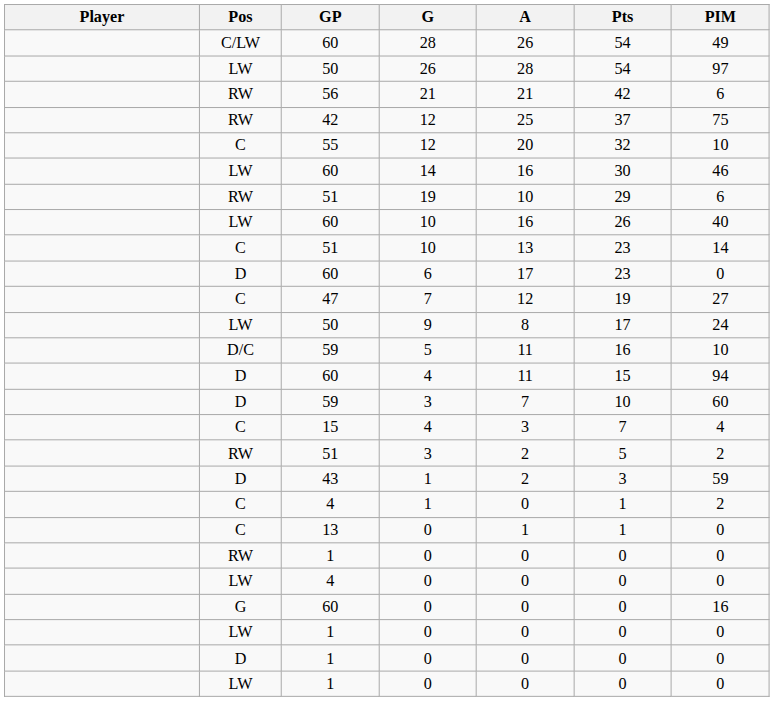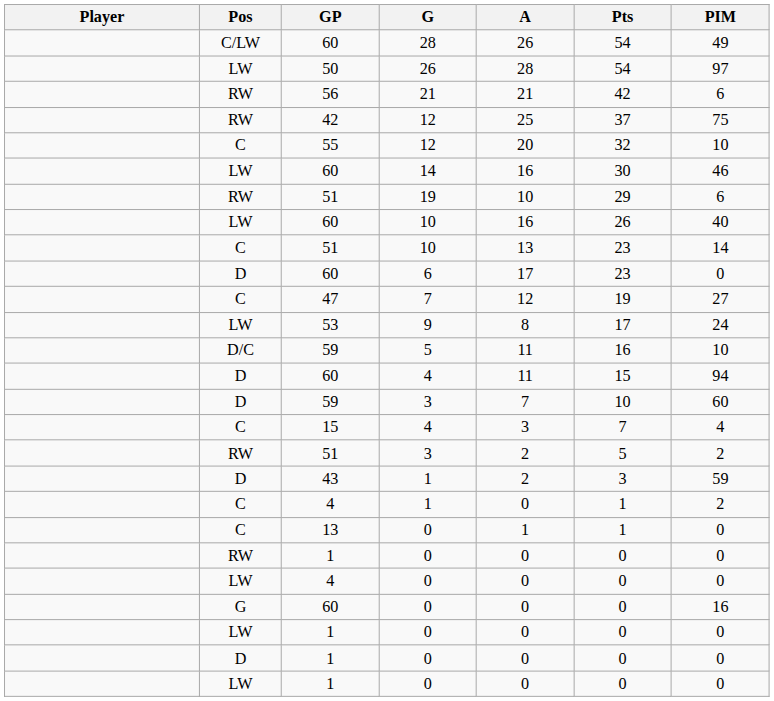(330, 324) 50 -> (330, 324) 53
